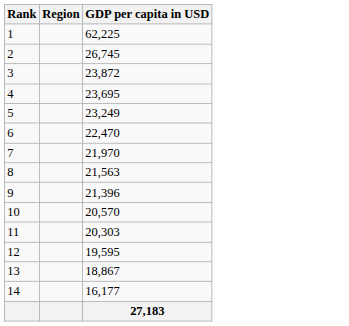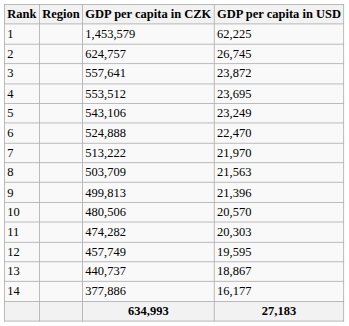+ column: (148, 14)
